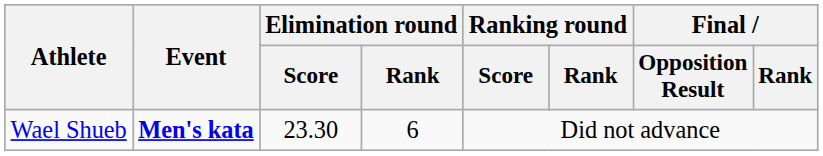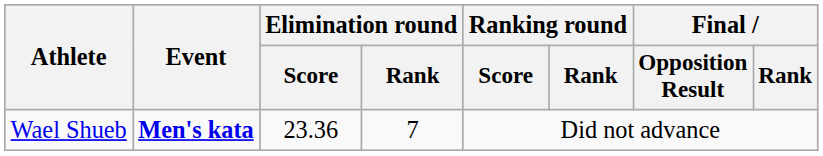(311, 130) 23.30 -> (311, 130) 23.36
(413, 130) 6 -> (413, 130) 7
